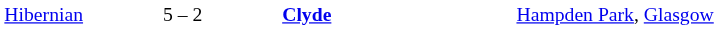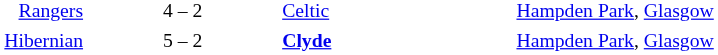+ row: (51, 11)
